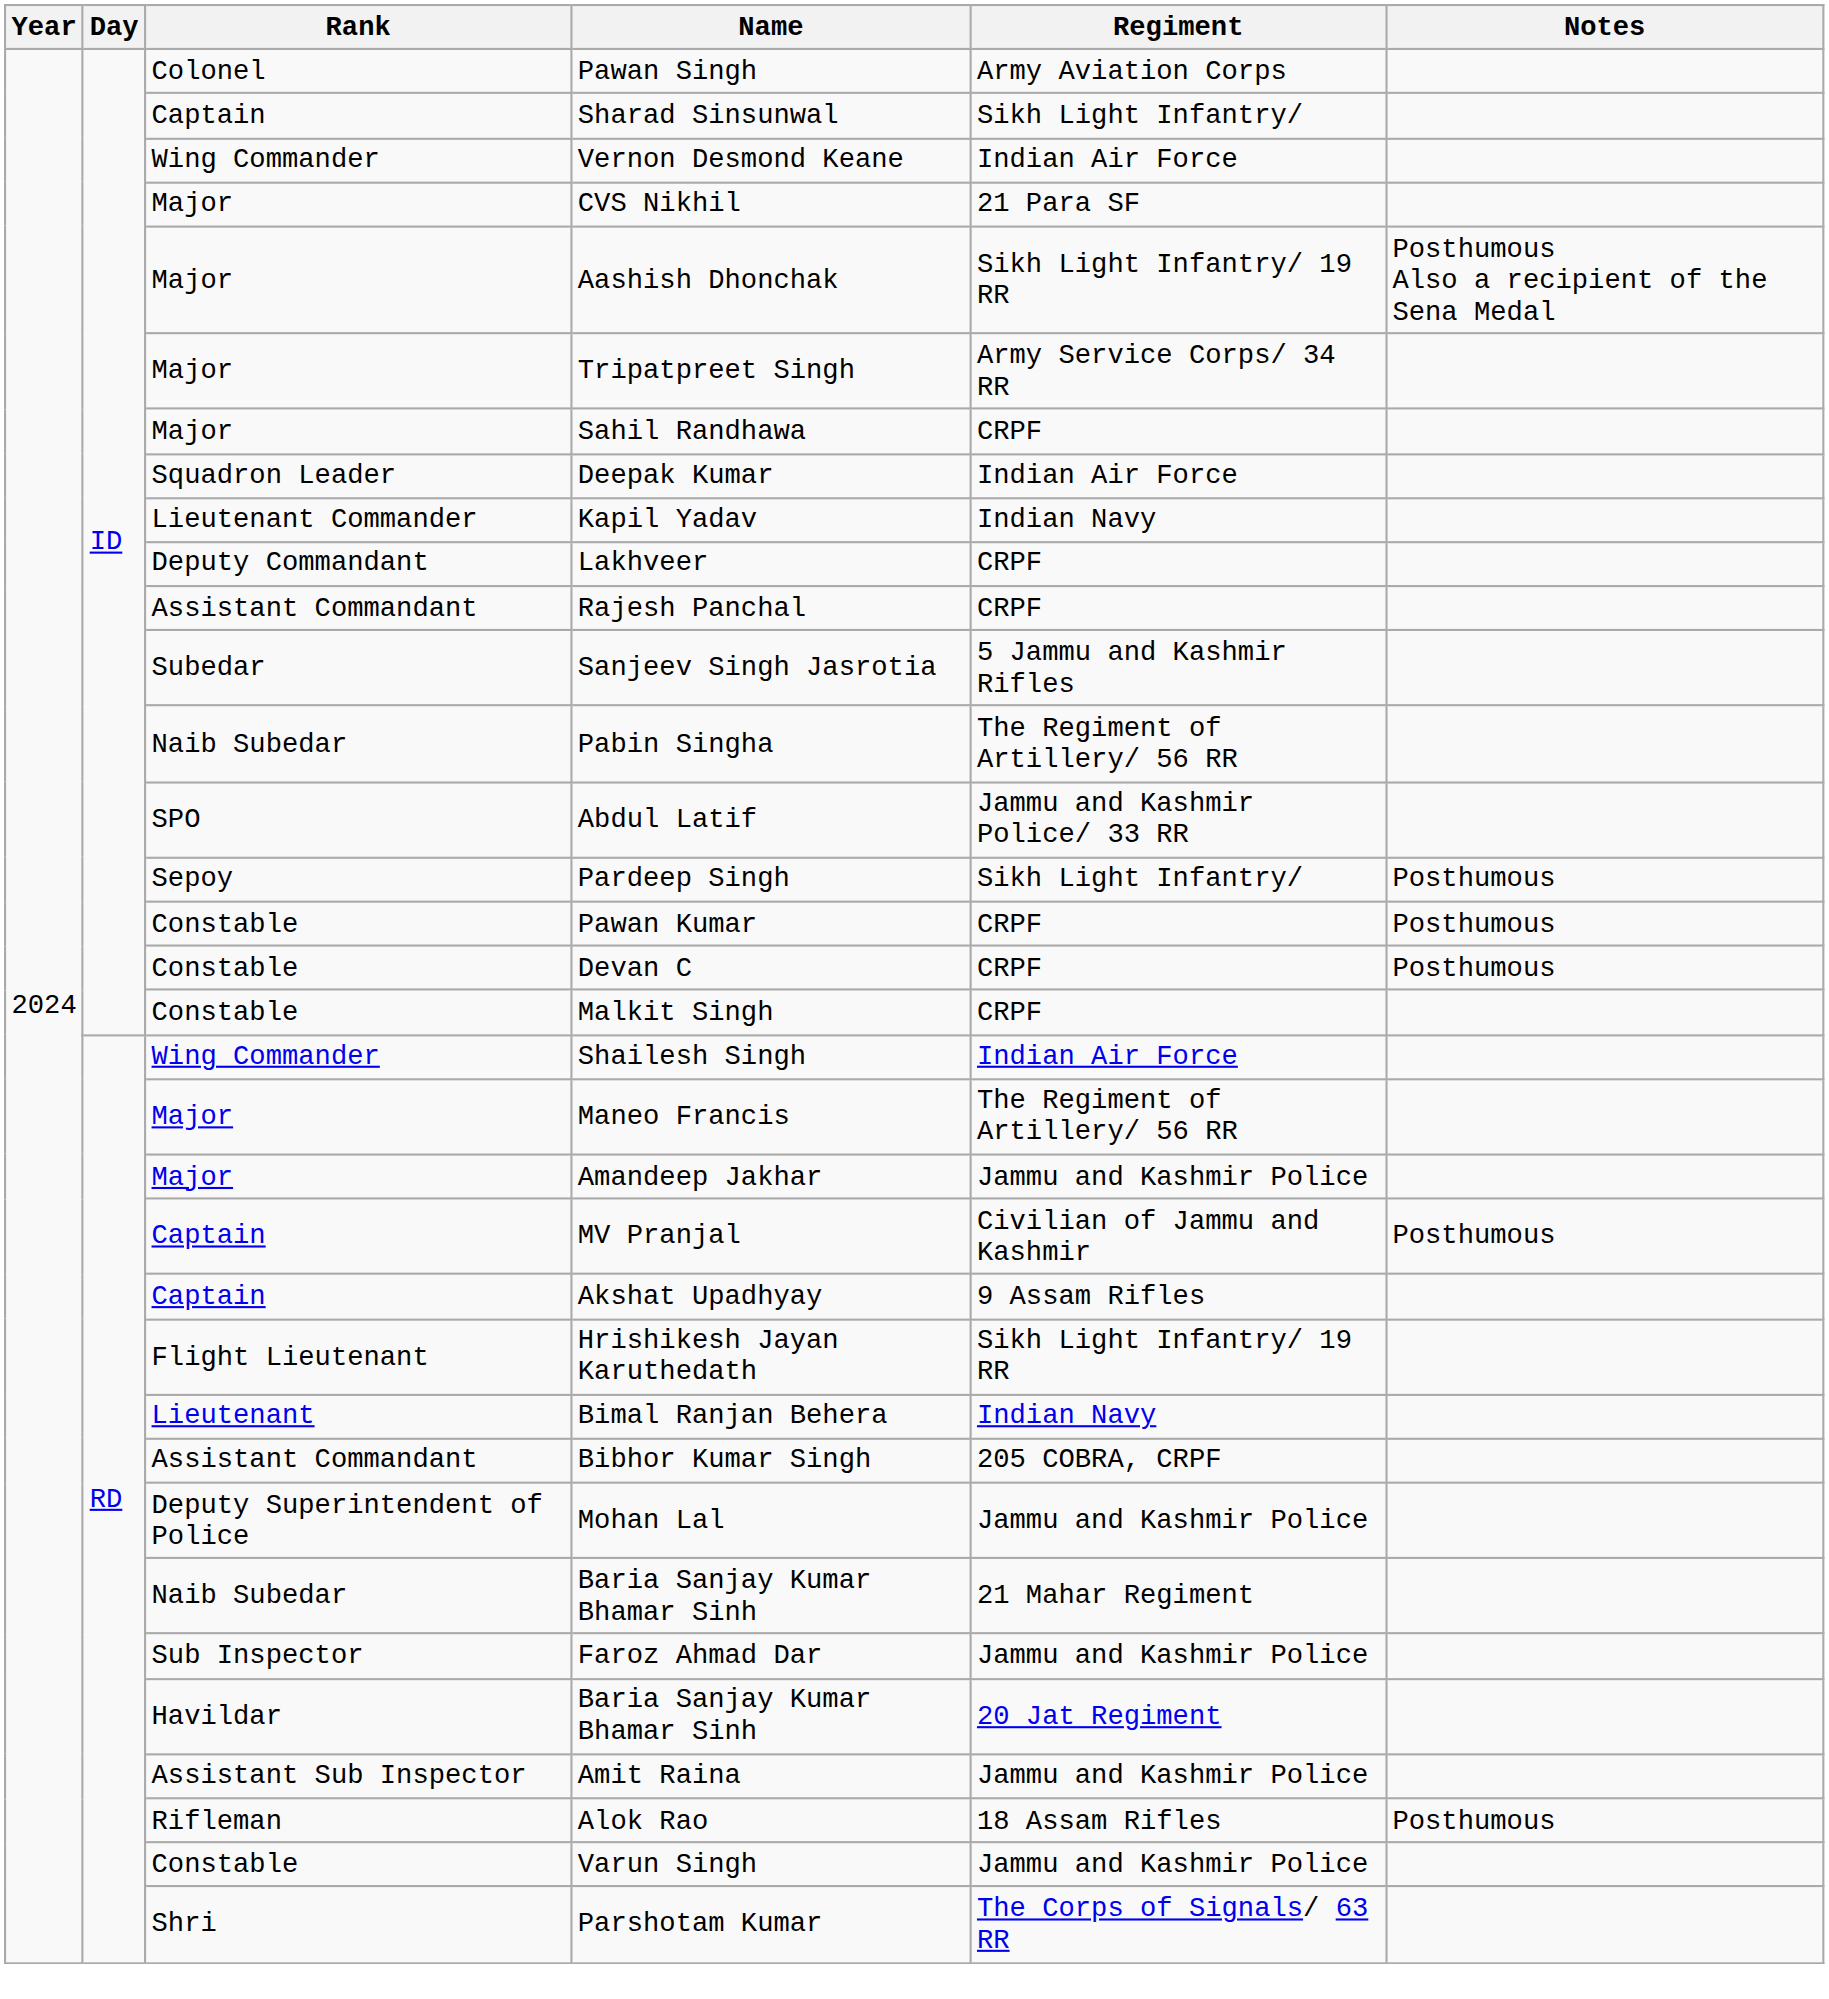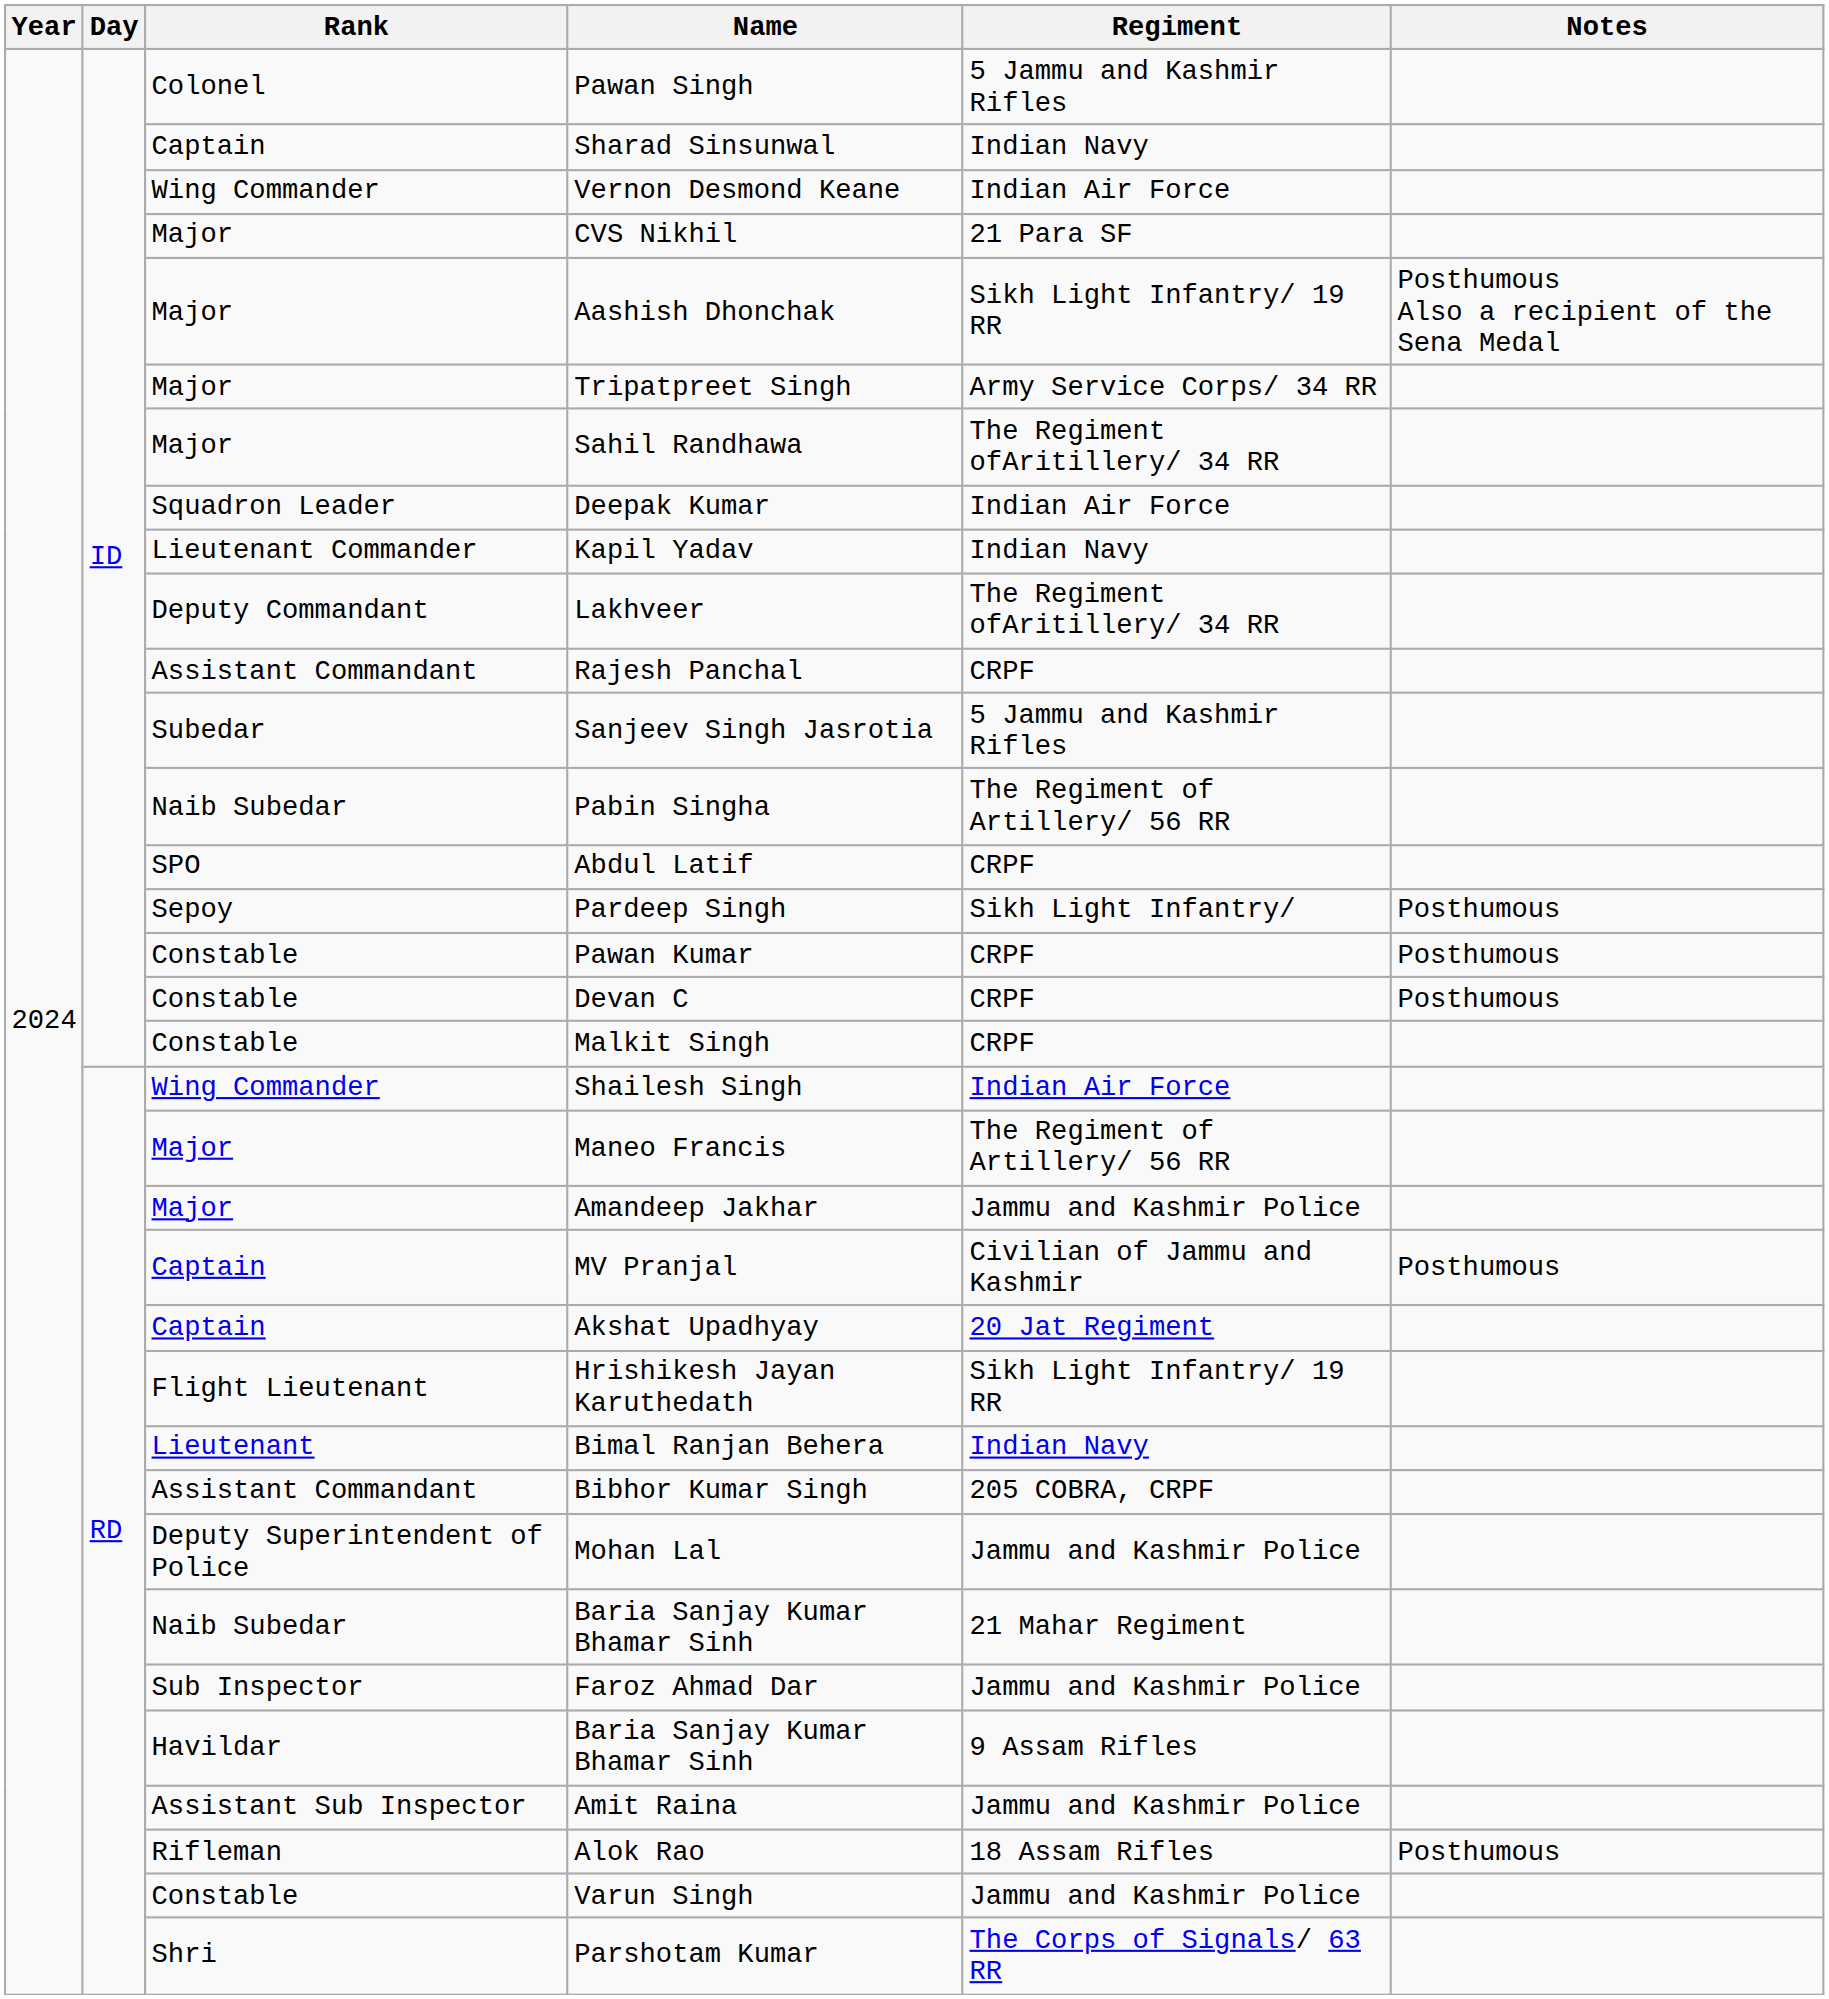(1132, 71) Army Aviation Corps -> (1124, 87) 5 Jammu and Kashmir Rifles
(1140, 116) Sikh Light Infantry/ -> (1059, 147) Indian Navy
(1010, 431) CRPF -> (1124, 447) The Regiment ofAritillery/ 34 RR
(1010, 564) CRPF -> (1124, 611) The Regiment ofAritillery/ 34 RR
(1116, 820) Jammu and Kashmir Police/ 33 RR -> (1002, 867) CRPF
(1091, 1296) 9 Assam Rifles -> (1092, 1328) 20 Jat Regiment
(1099, 1716) 20 Jat Regiment -> (1084, 1748) 9 Assam Rifles
